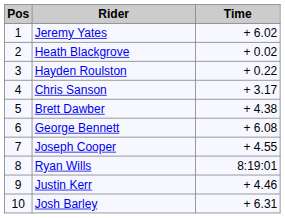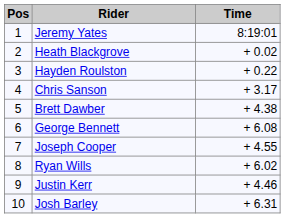(260, 33) + 6.02 -> (257, 33) 8:19:01
(257, 166) 8:19:01 -> (260, 166) + 6.02
